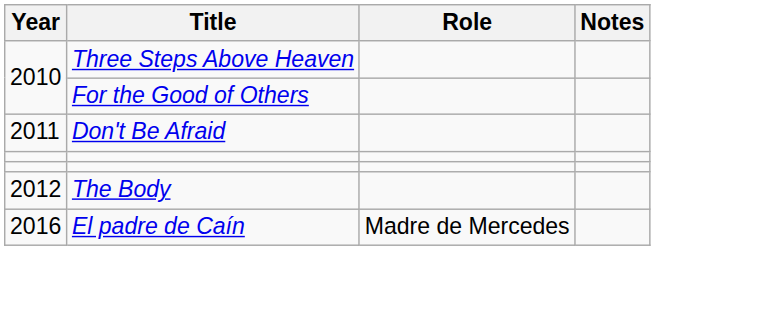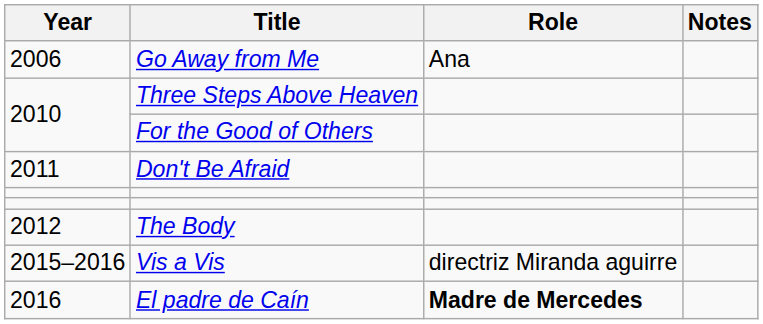+ row: (36, 59)
+ row: (68, 263)
(467, 226) normal -> (536, 299) bold
